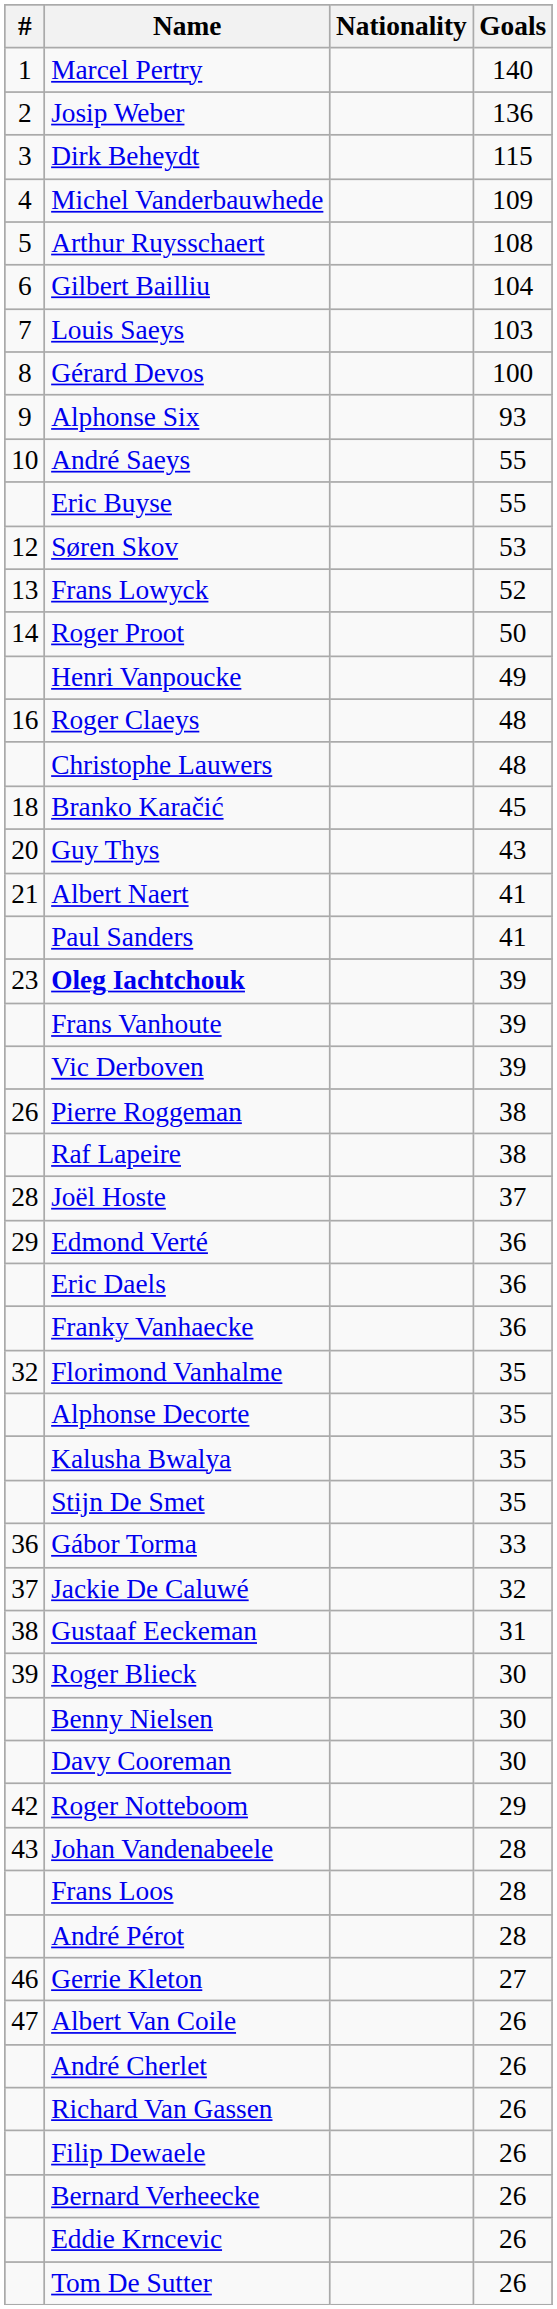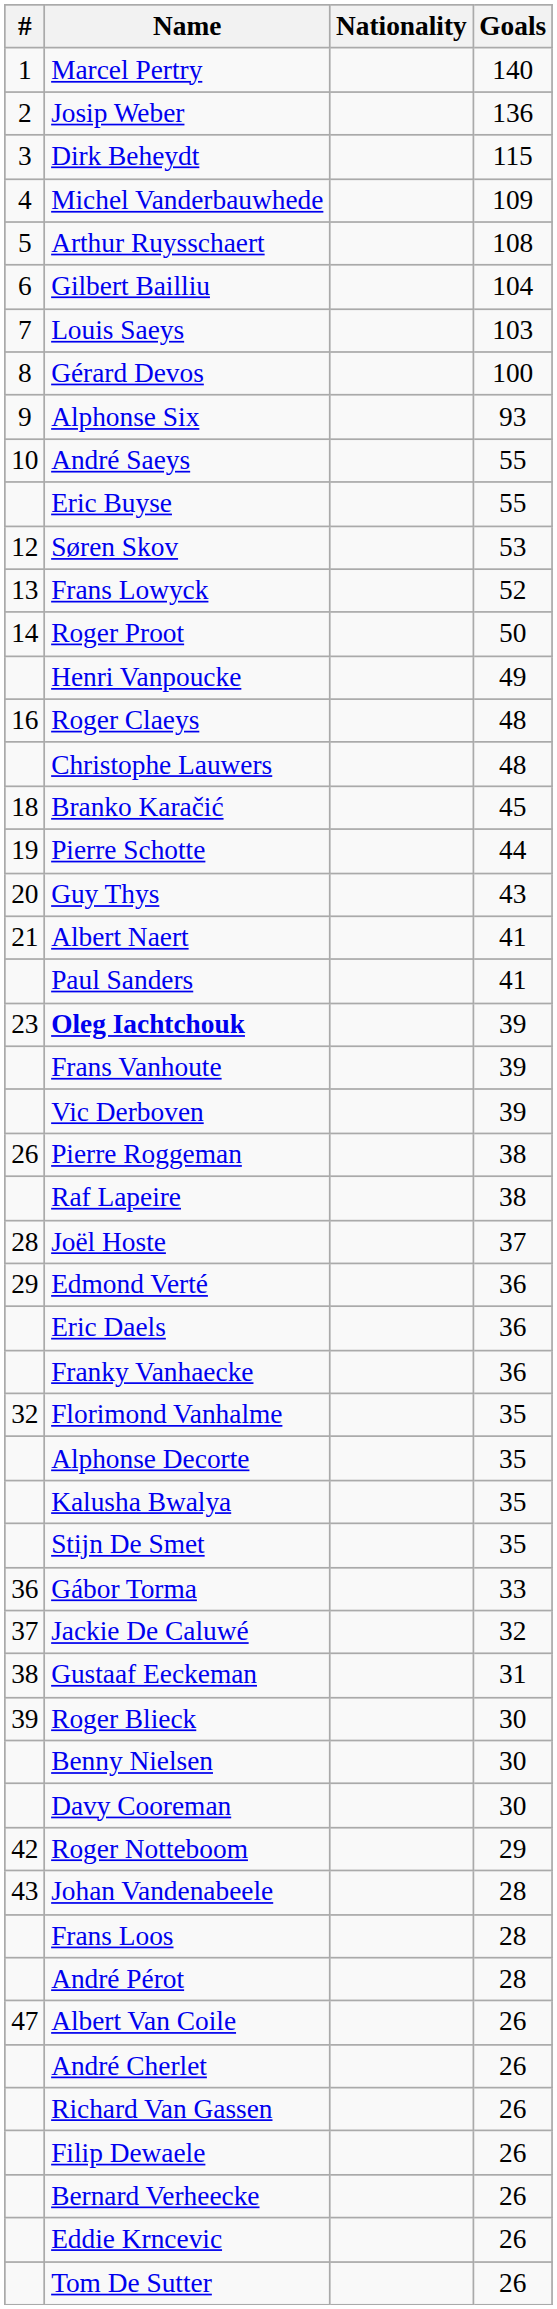+ row: (128, 850)
- row: (127, 1978)
